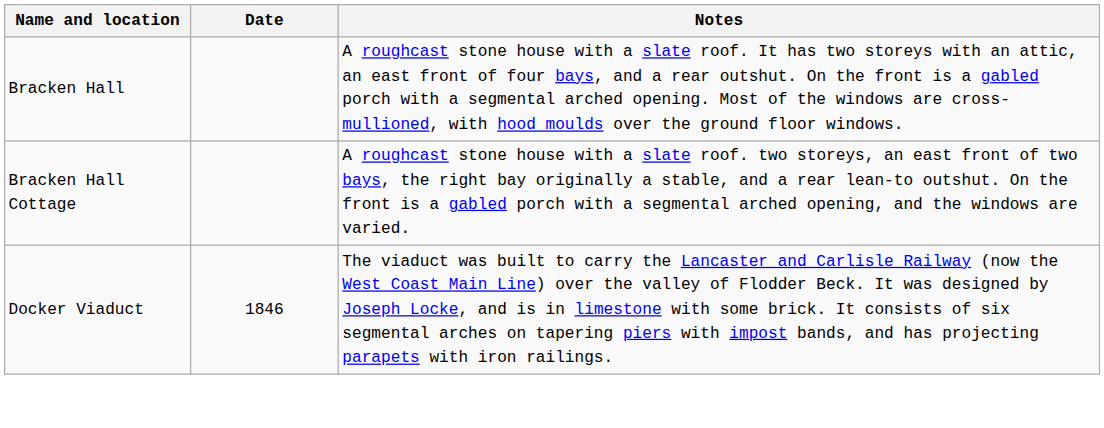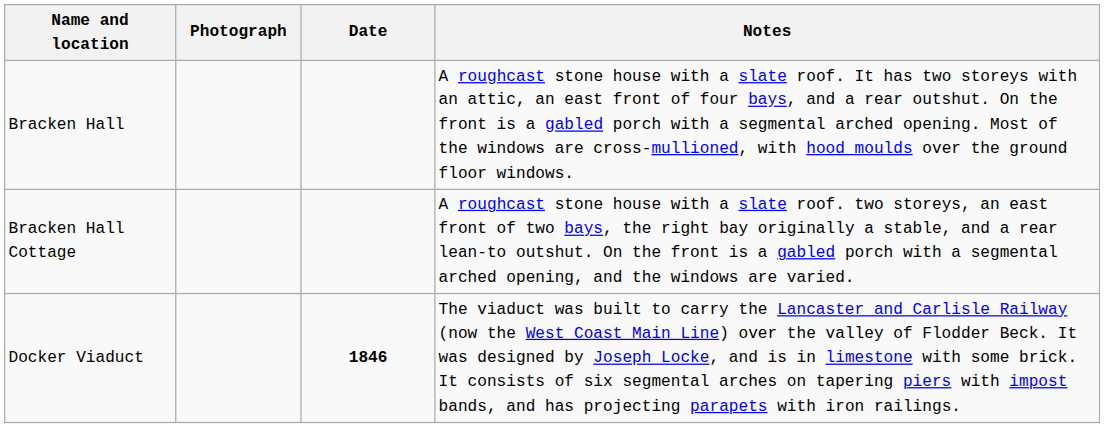+ column: (238, 32)
(264, 309) normal -> (368, 358) bold
